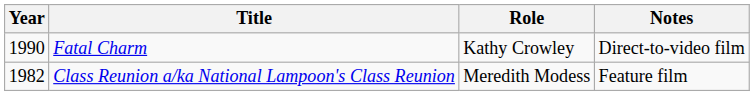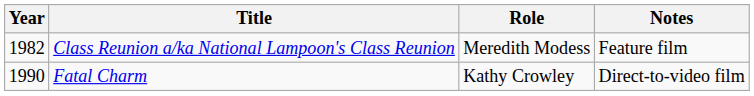rows swapped: (254, 76) <-> (100, 47)
